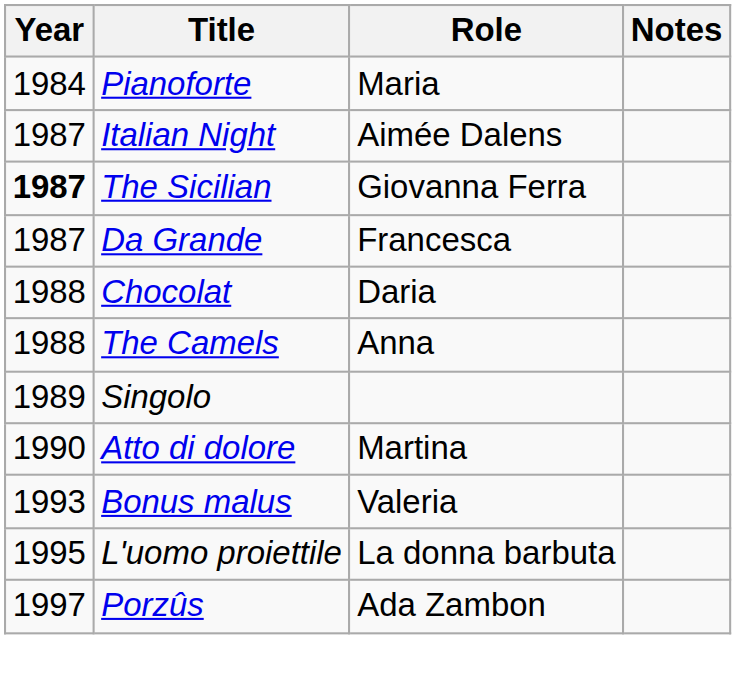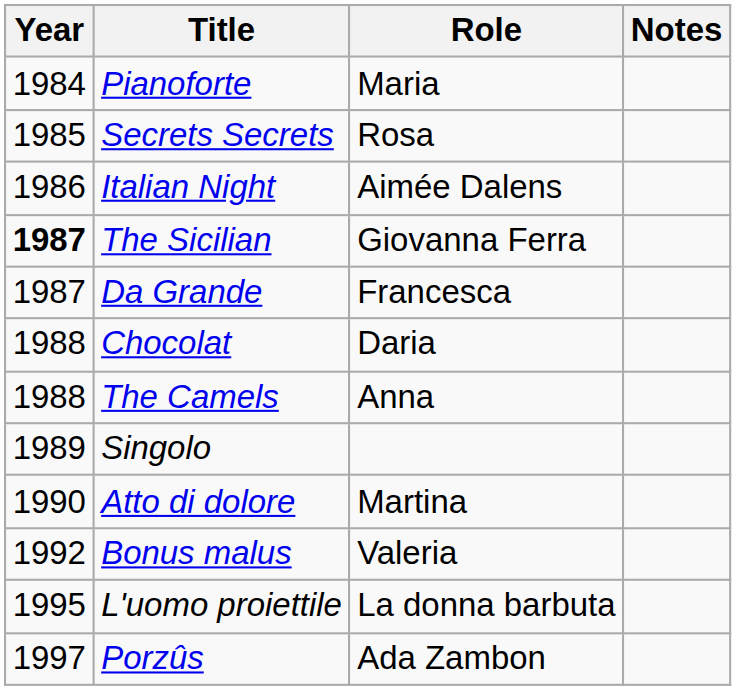+ row: (217, 135)
(49, 135) 1987 -> (49, 187) 1986
(49, 501) 1993 -> (49, 553) 1992
